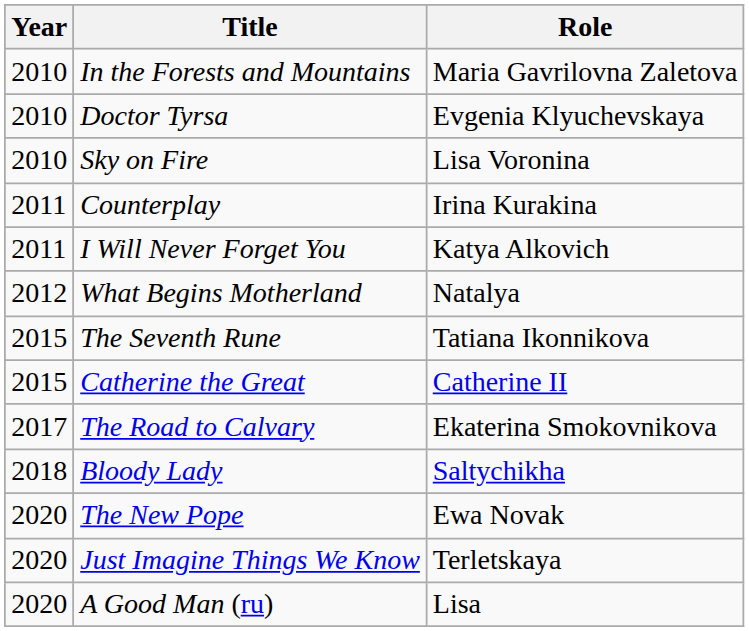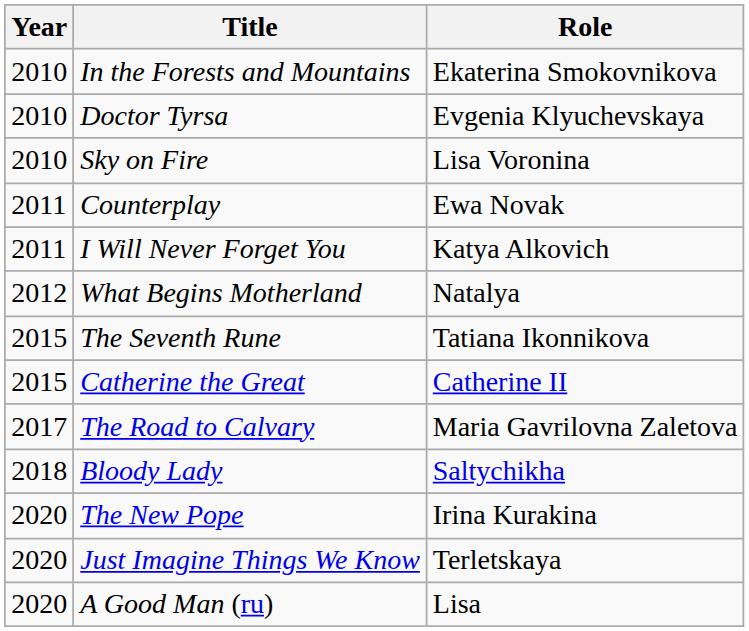(585, 71) Maria Gavrilovna Zaletova -> (575, 71) Ekaterina Smokovnikova
(515, 204) Irina Kurakina -> (498, 204) Ewa Novak
(575, 426) Ekaterina Smokovnikova -> (585, 426) Maria Gavrilovna Zaletova
(498, 515) Ewa Novak -> (515, 515) Irina Kurakina
